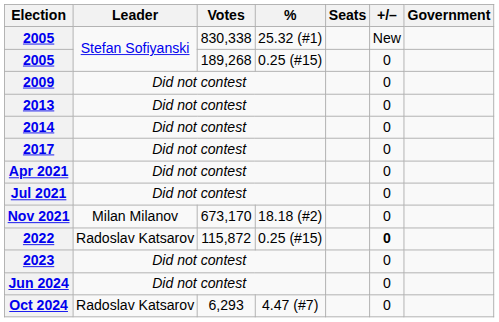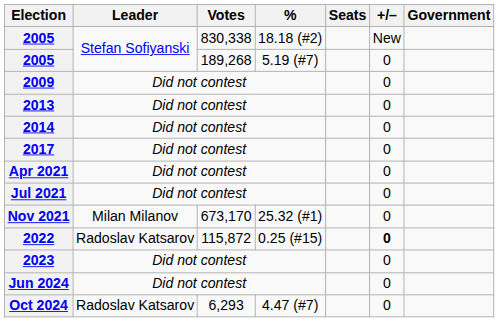(290, 37) 25.32 (#1) -> (290, 37) 18.18 (#2)
(290, 60) 0.25 (#15) -> (290, 60) 5.19 (#7)
(290, 216) 18.18 (#2) -> (290, 216) 25.32 (#1)
